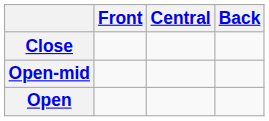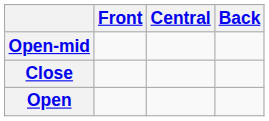rows swapped: (49, 45) <-> (49, 73)
